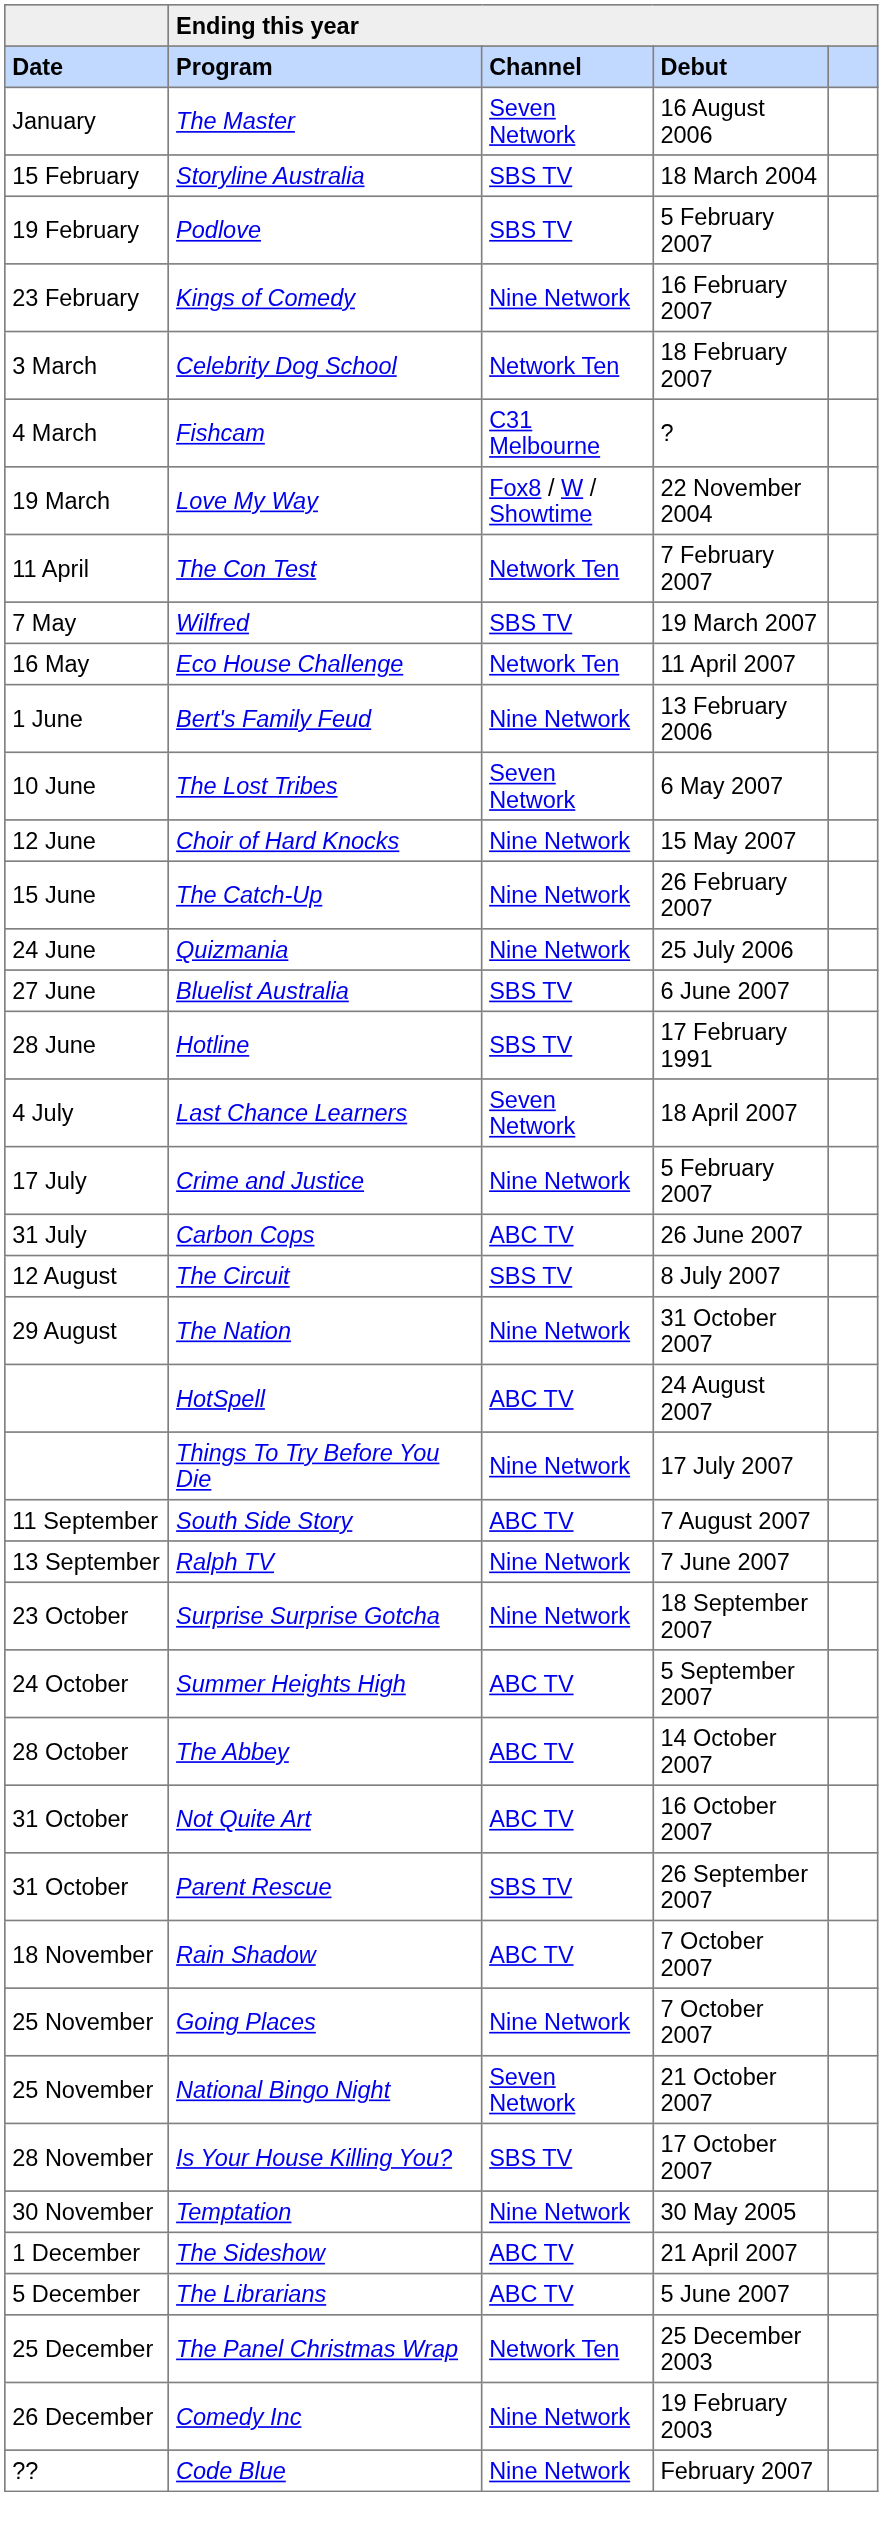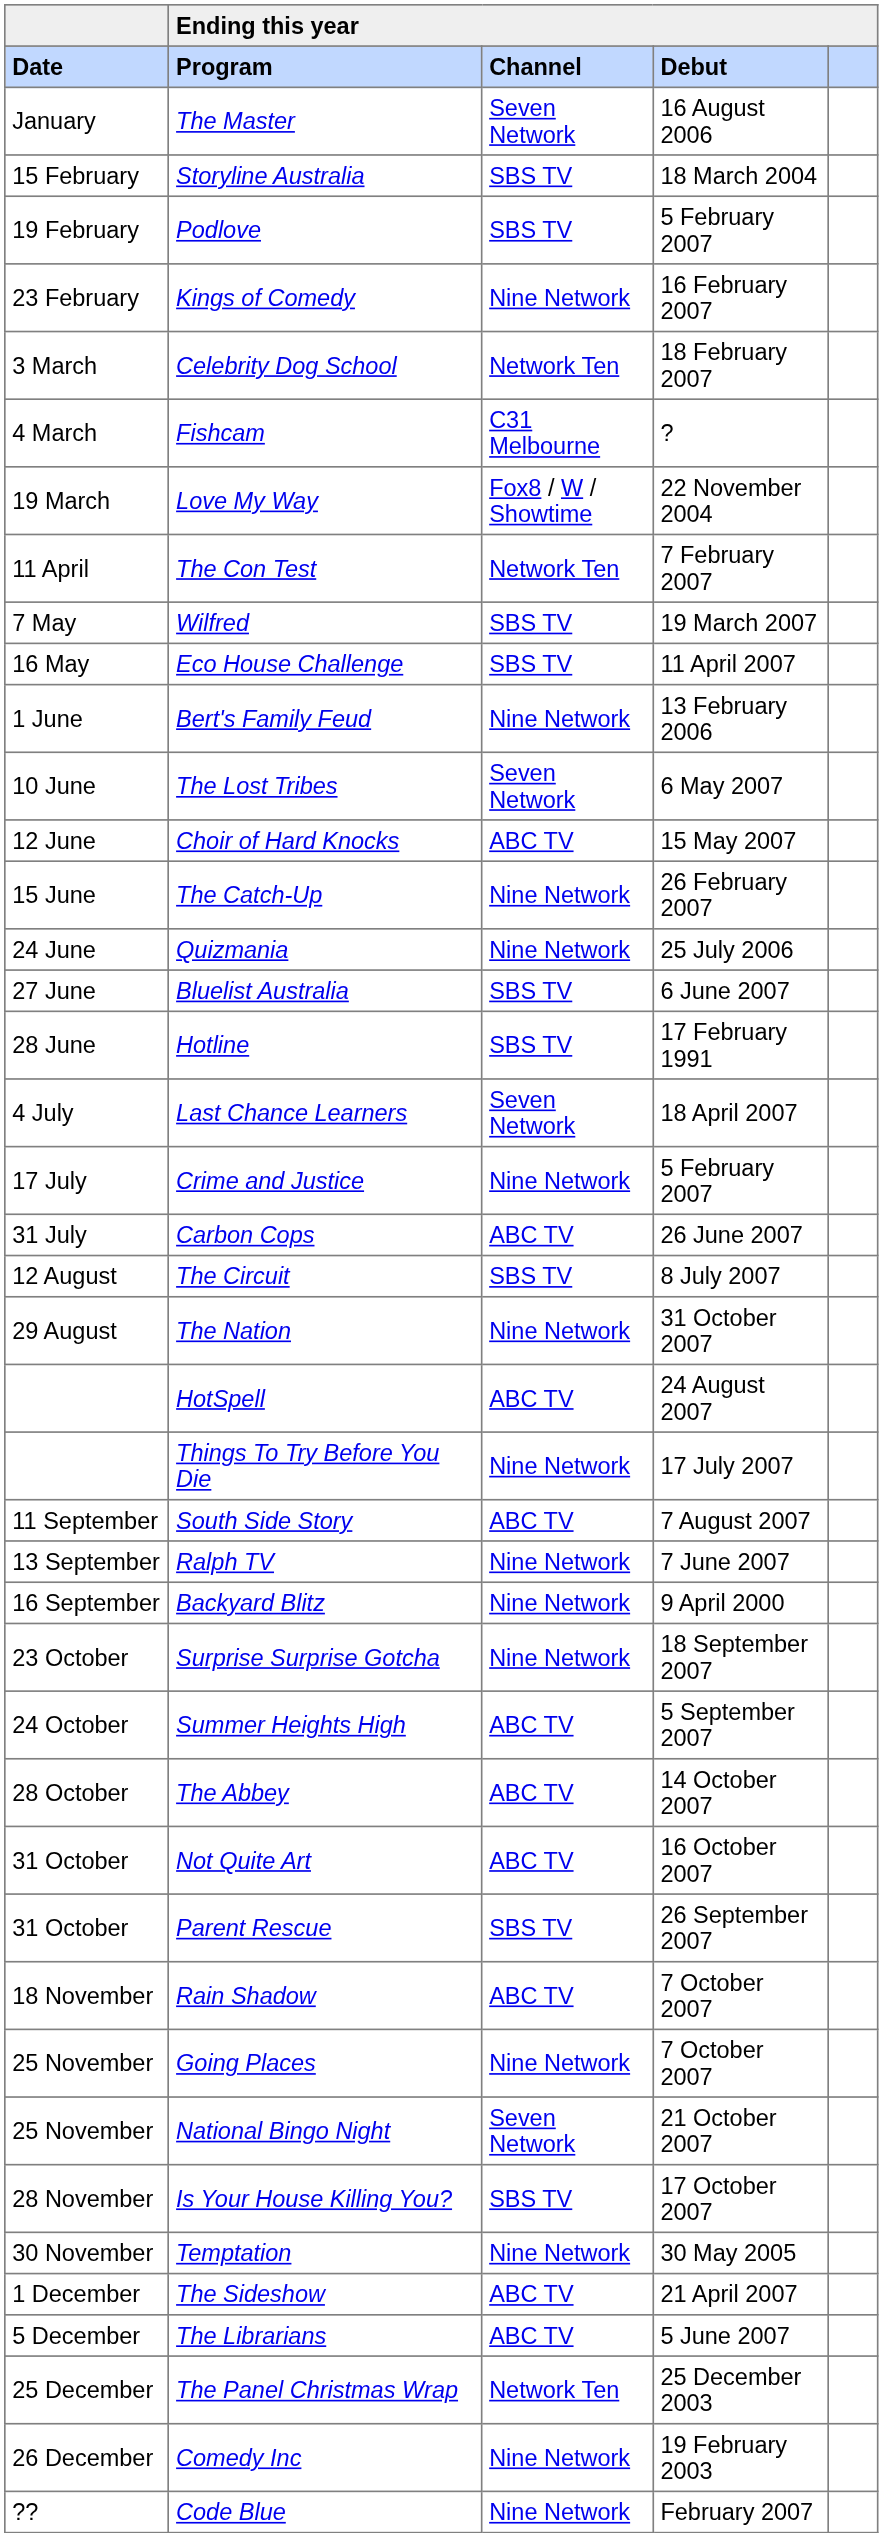(554, 664) Network Ten -> (531, 664) SBS TV
(560, 841) Nine Network -> (531, 841) ABC TV
+ row: (250, 1603)
